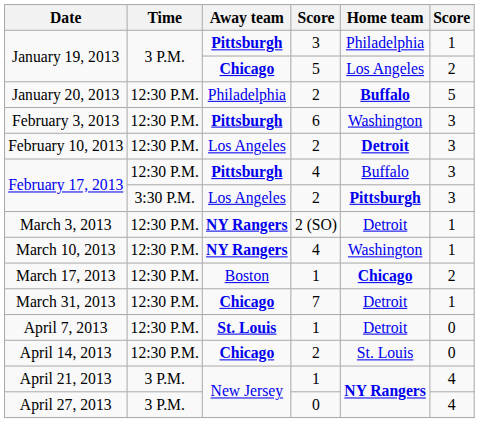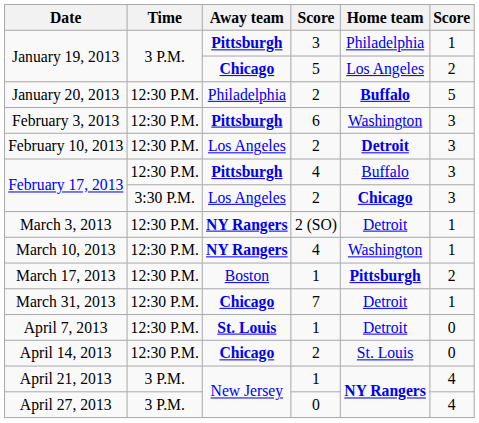(385, 198) Pittsburgh -> (385, 198) Chicago
(385, 275) Chicago -> (385, 275) Pittsburgh
